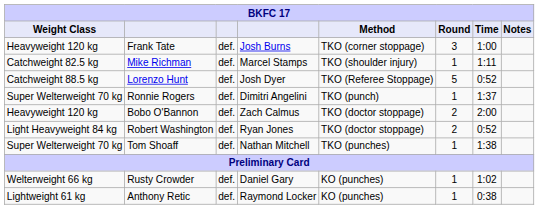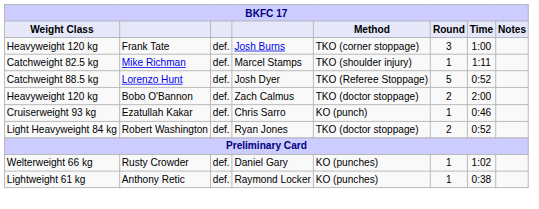- row: (161, 96)
+ row: (157, 113)
- row: (153, 146)
